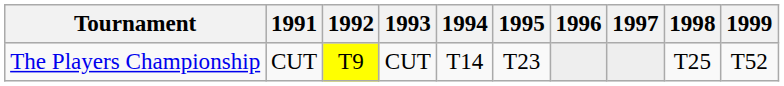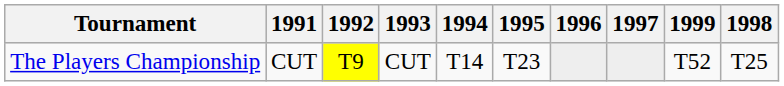columns swapped: (692, 23) <-> (749, 23)
